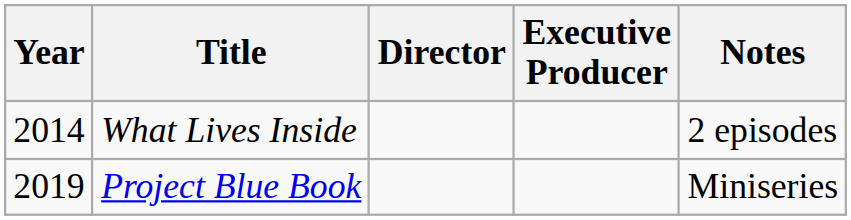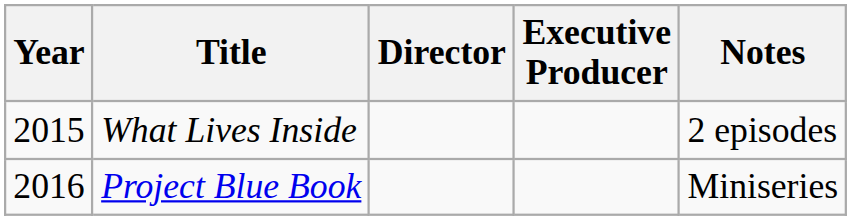(49, 129) 2014 -> (49, 129) 2015
(49, 186) 2019 -> (49, 186) 2016
